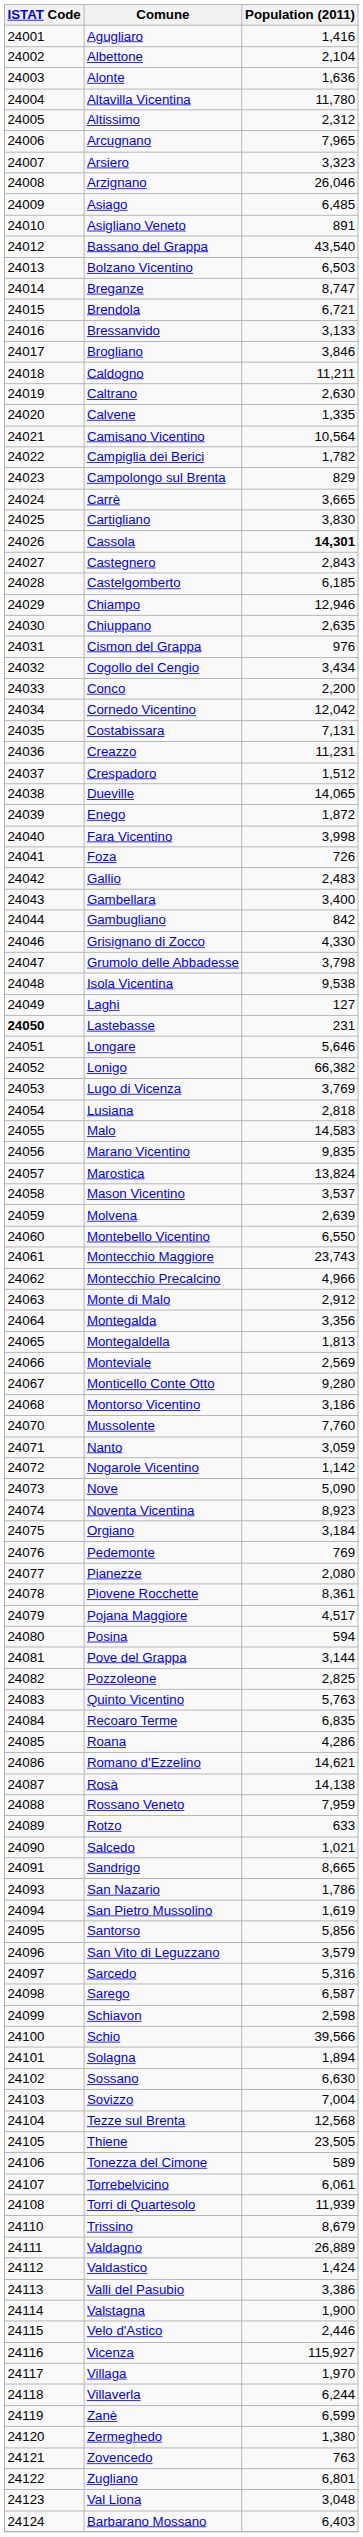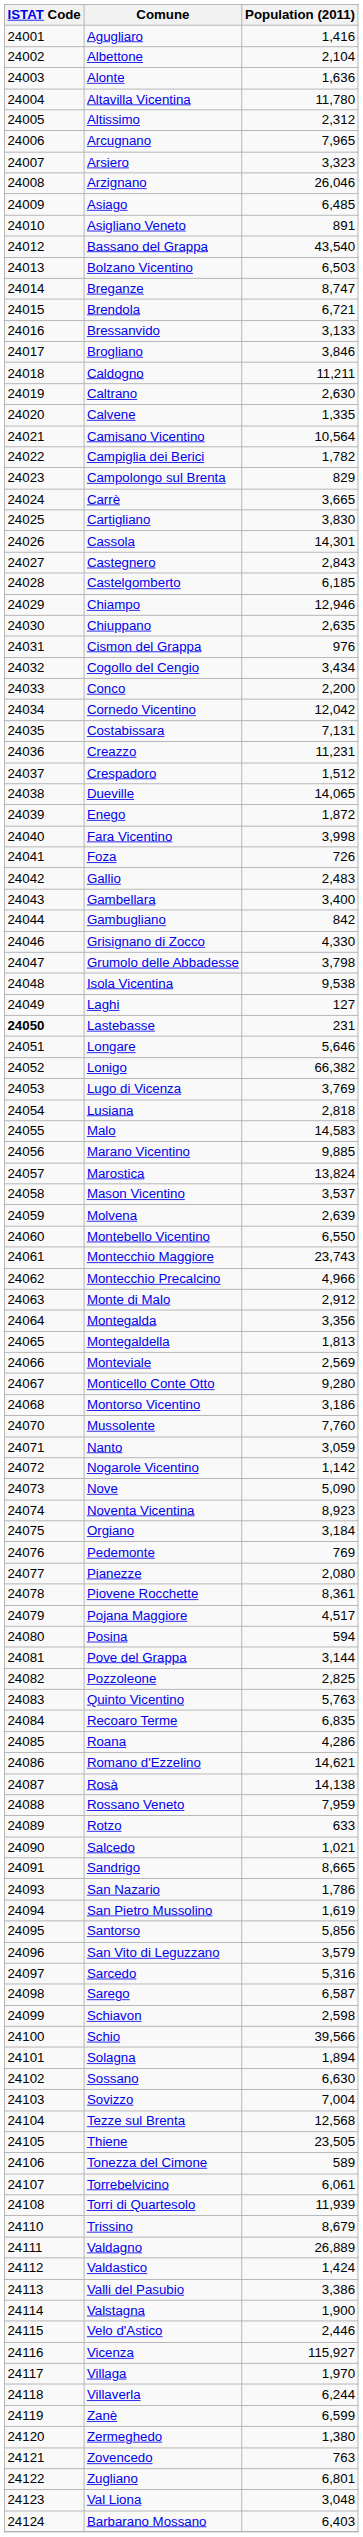(335, 541) bold -> (335, 541) normal
(338, 1152) 9,835 -> (338, 1152) 9,885
